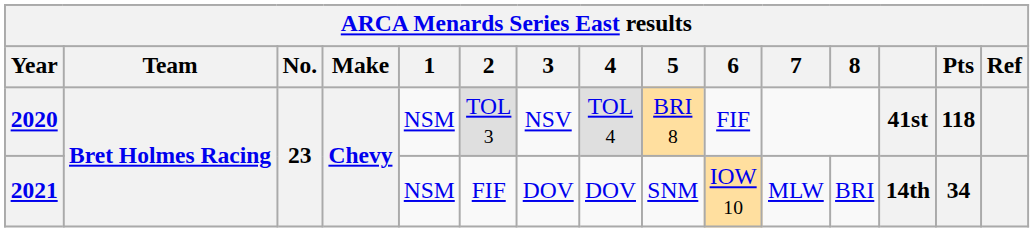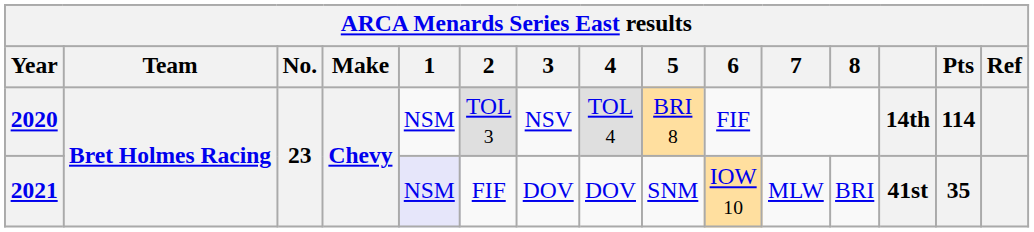(908, 121) 41st -> (908, 121) 14th
(958, 121) 118 -> (958, 121) 114
(429, 191) no background -> (429, 191) lavender background
(908, 191) 14th -> (908, 191) 41st
(958, 191) 34 -> (958, 191) 35
